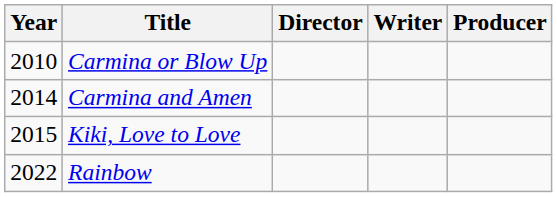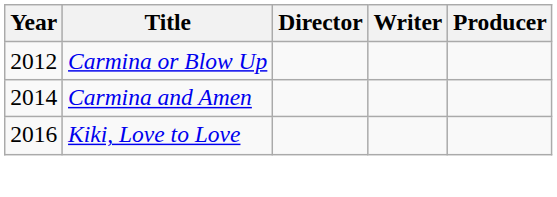(34, 60) 2010 -> (34, 60) 2012
(34, 135) 2015 -> (34, 135) 2016
- row: (110, 172)
